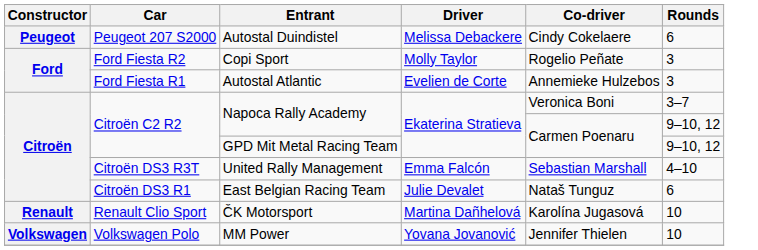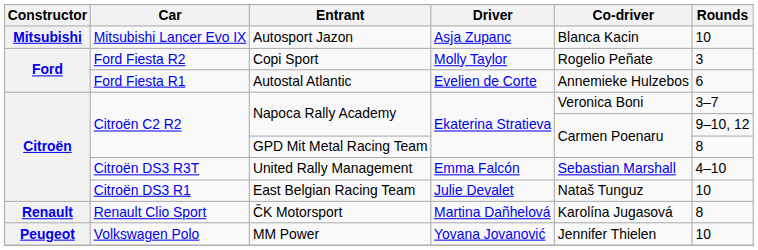- row: (155, 37)
+ row: (170, 37)
(670, 81) 3 -> (699, 81) 6
(693, 146) 9–10, 12 -> (699, 146) 8
(670, 190) 6 -> (703, 190) 10
(674, 212) 10 -> (699, 212) 8
(47, 234) Volkswagen -> (47, 234) Peugeot
